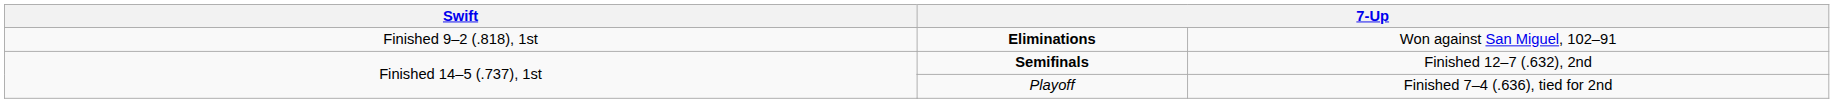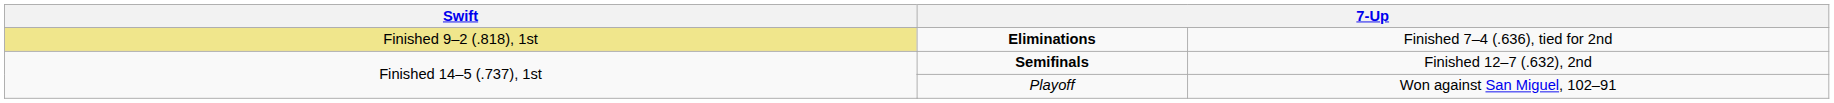(461, 39) no background -> (461, 39) khaki background
(1508, 39) Won against San Miguel, 102–91 -> (1508, 39) Finished 7–4 (.636), tied for 2nd
(1508, 86) Finished 7–4 (.636), tied for 2nd -> (1508, 86) Won against San Miguel, 102–91
